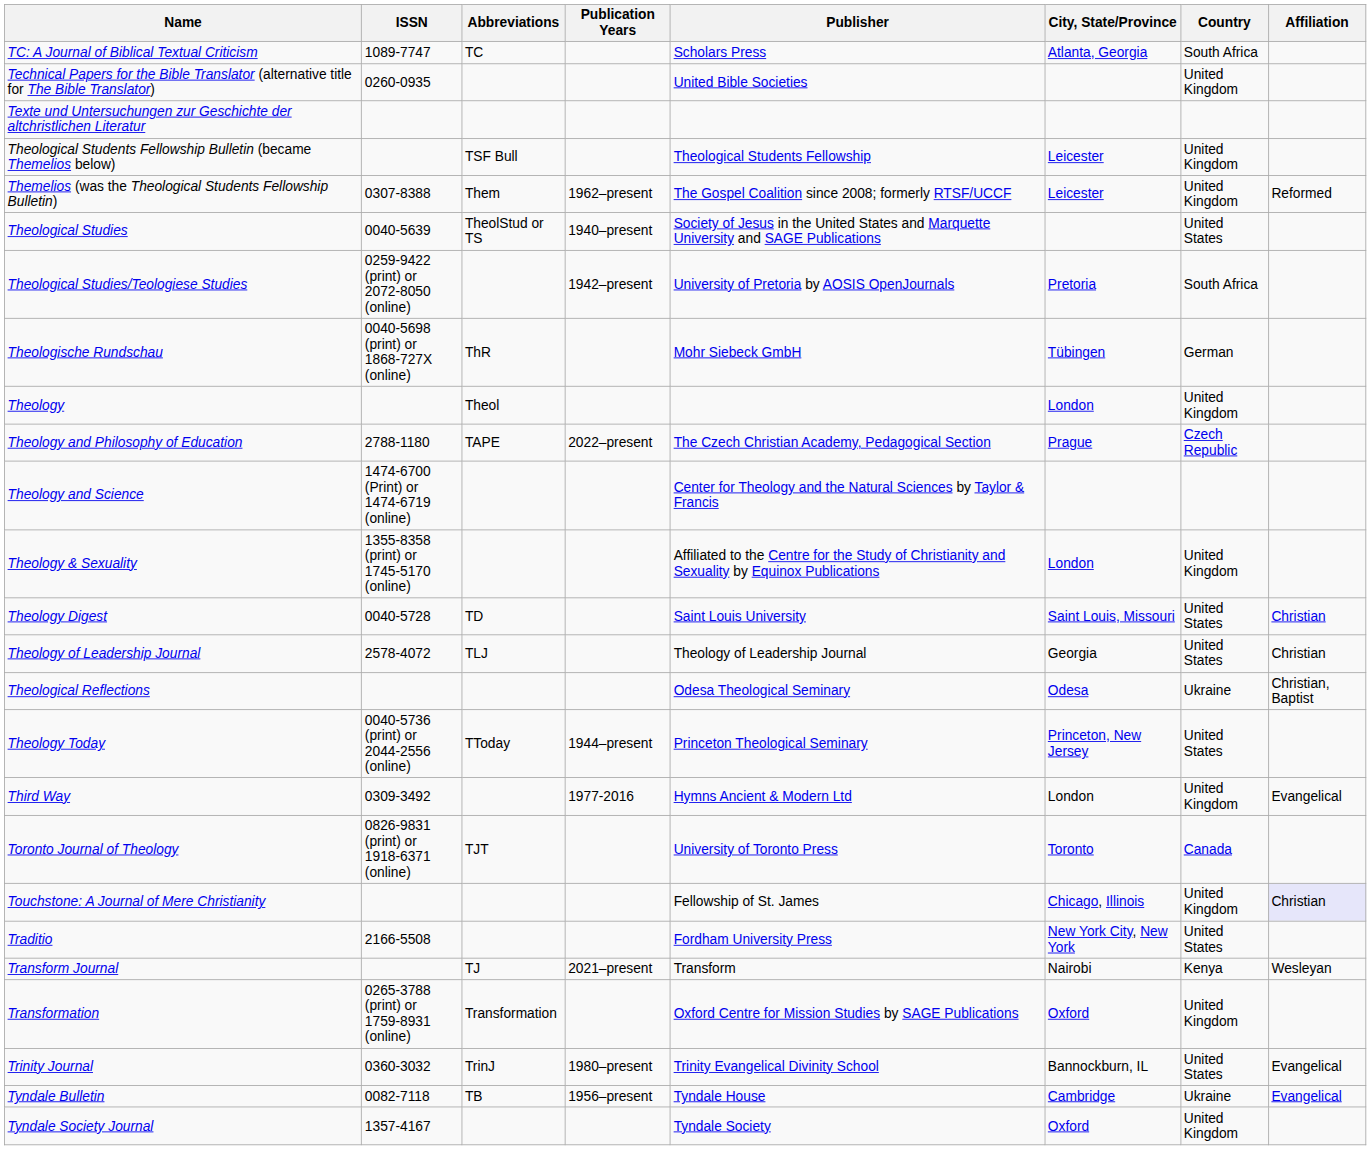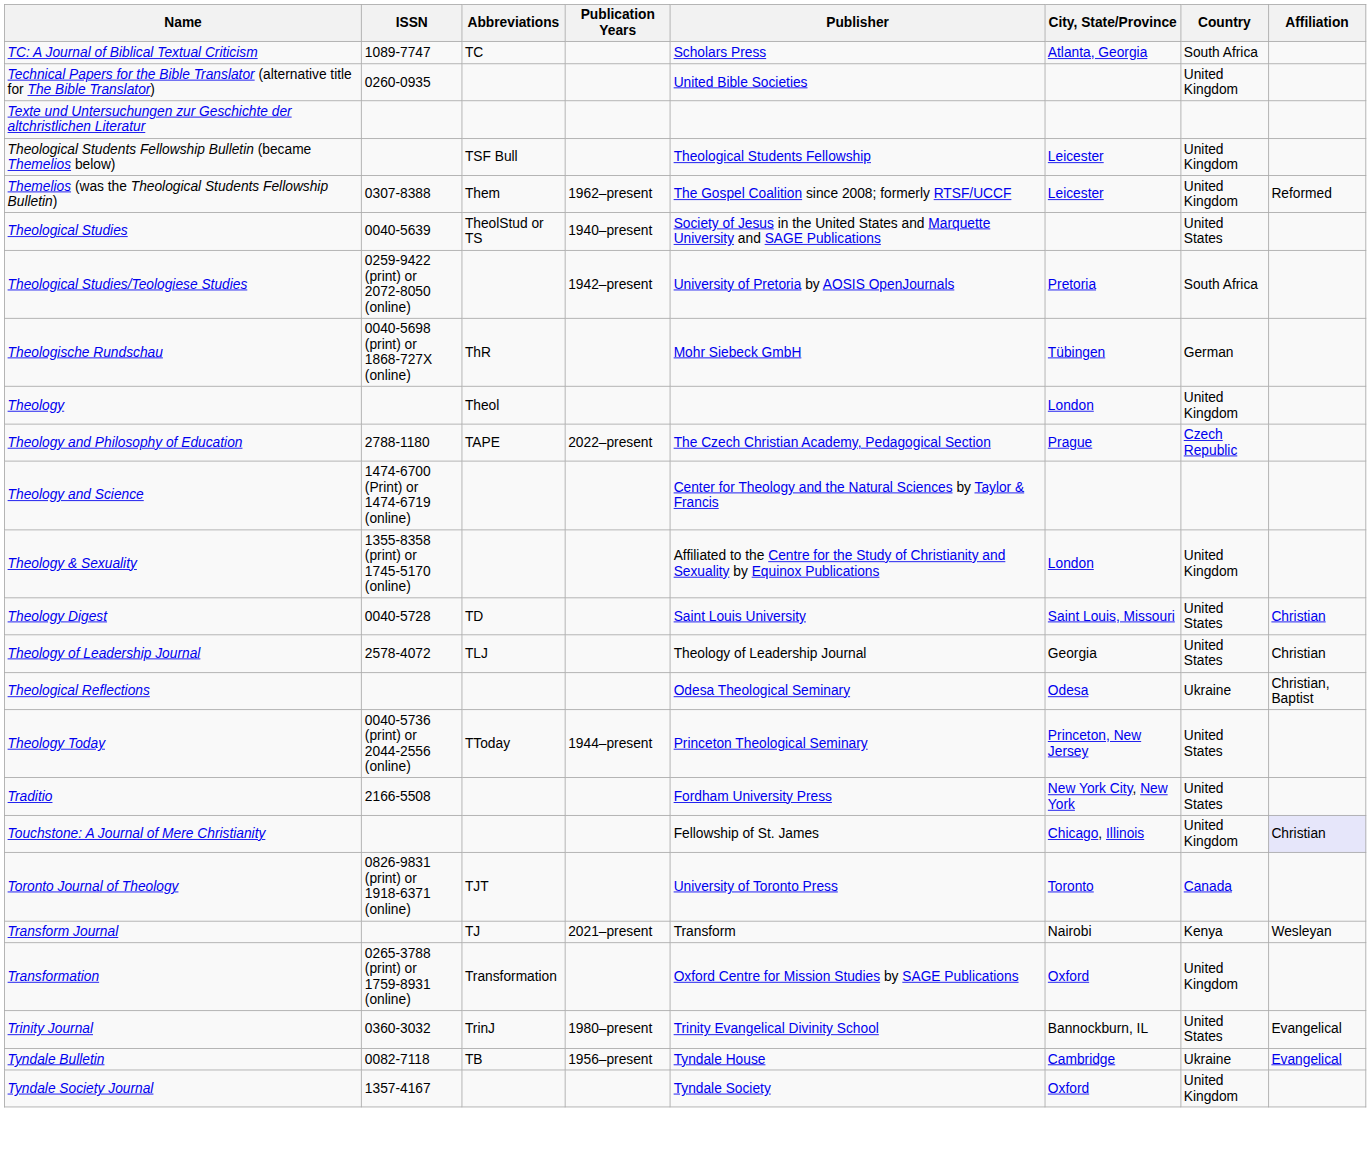- row: (39, 796)
rows swapped: (93, 849) <-> (30, 939)
